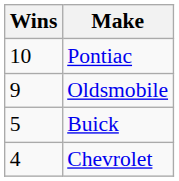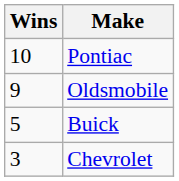(15, 158) 4 -> (15, 158) 3
